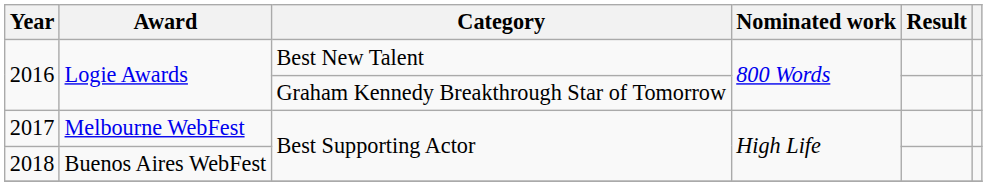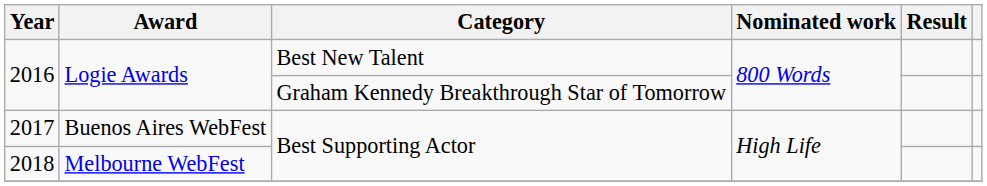(155, 127) Melbourne WebFest -> (165, 127) Buenos Aires WebFest
(165, 163) Buenos Aires WebFest -> (155, 163) Melbourne WebFest
